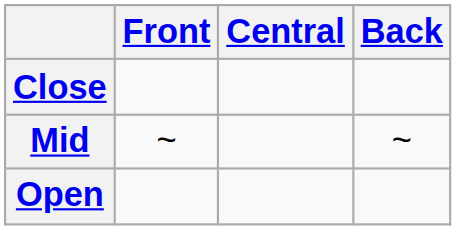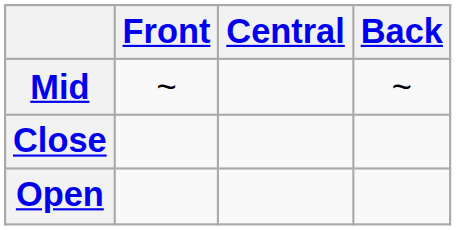rows swapped: (60, 86) <-> (60, 140)
